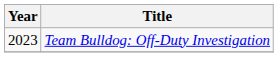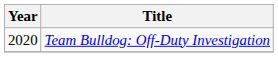(23, 39) 2023 -> (23, 39) 2020
